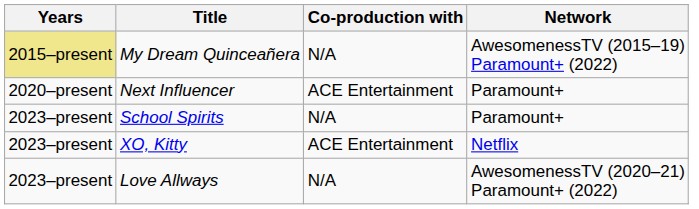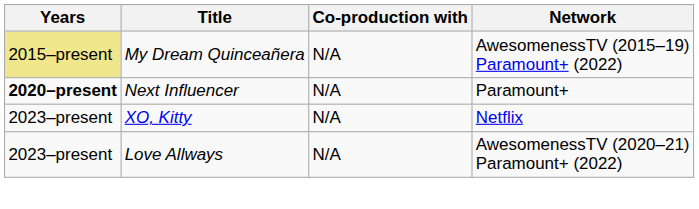(60, 90) normal -> (63, 90) bold
(380, 90) ACE Entertainment -> (327, 90) N/A
- row: (172, 117)
(380, 144) ACE Entertainment -> (327, 117) N/A
